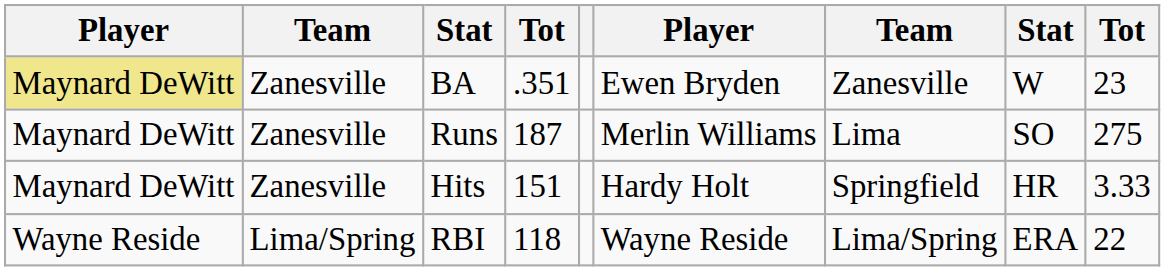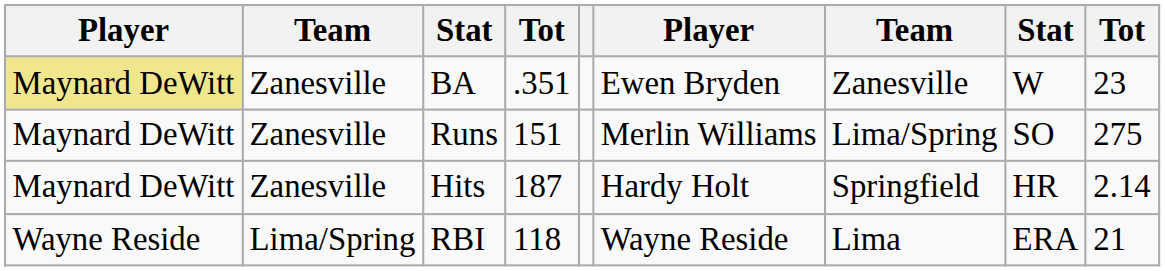(538, 134) 187 -> (538, 134) 151
(866, 134) Lima -> (915, 134) Lima/Spring
(538, 186) 151 -> (538, 186) 187
(1122, 186) 3.33 -> (1122, 186) 2.14
(915, 238) Lima/Spring -> (866, 238) Lima
(1110, 238) 22 -> (1110, 238) 21
